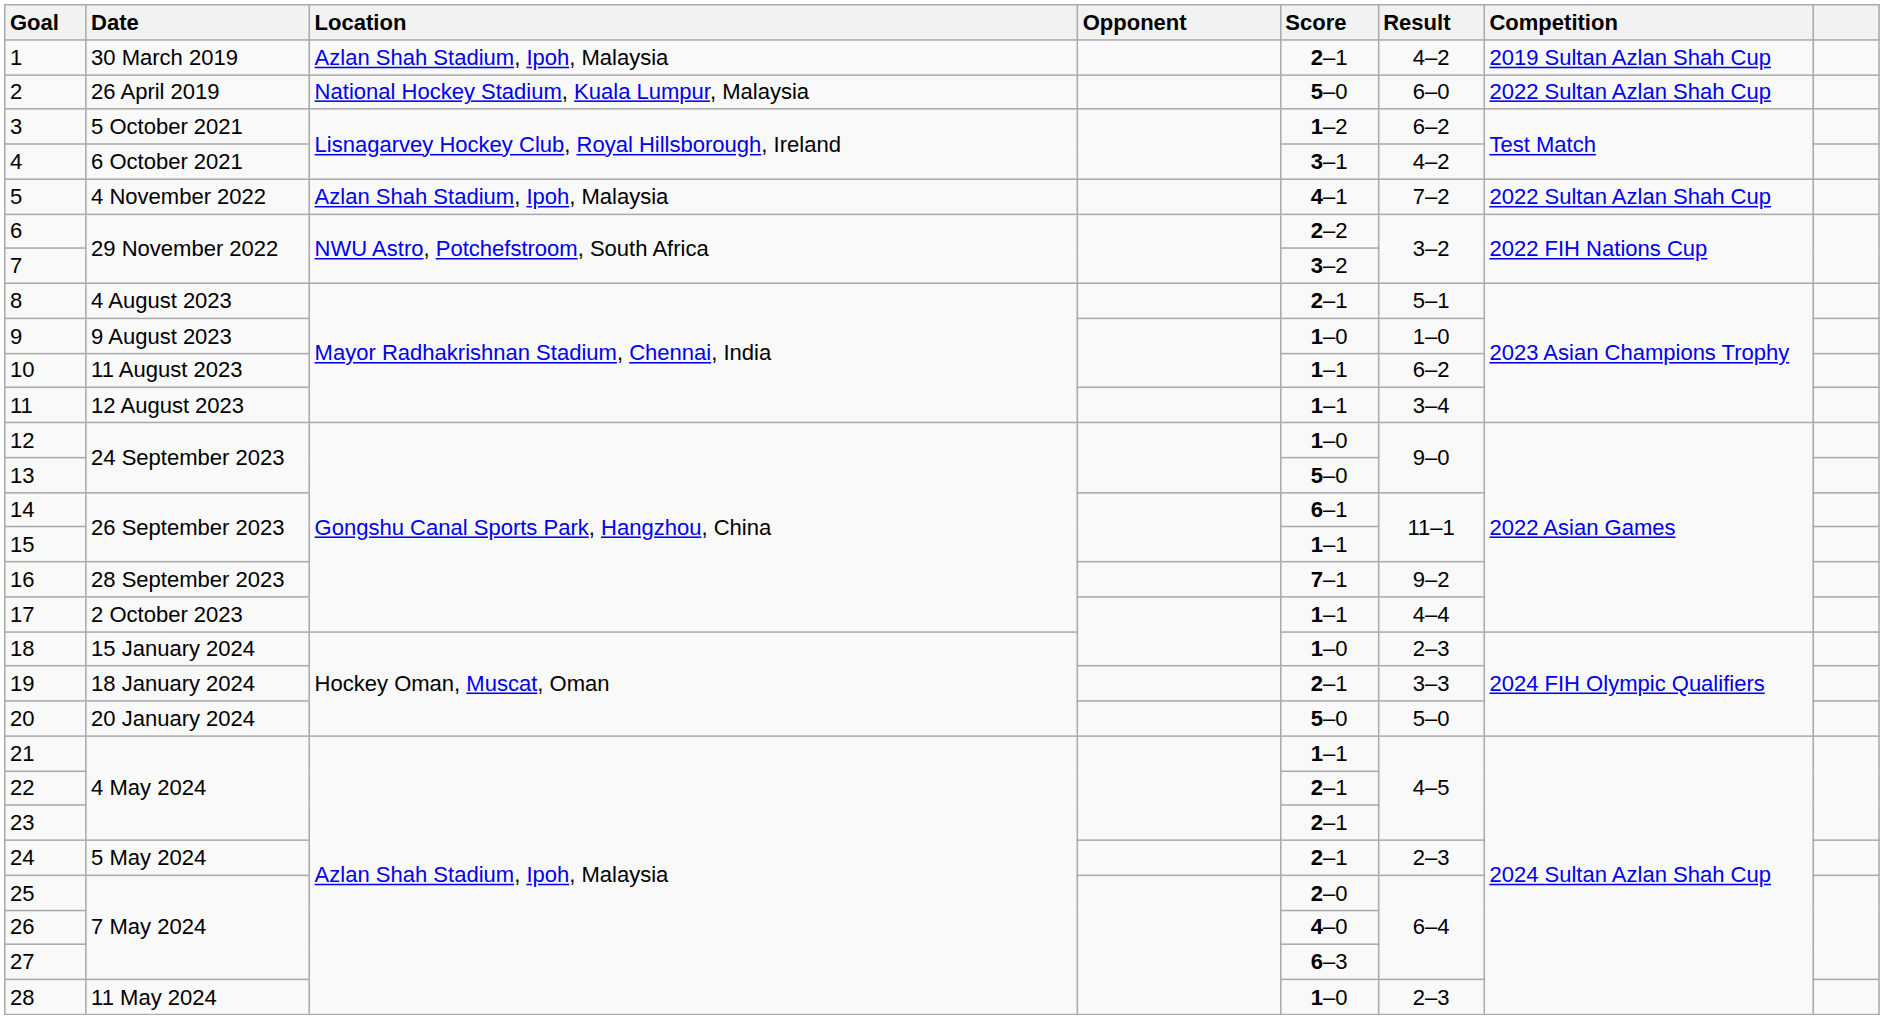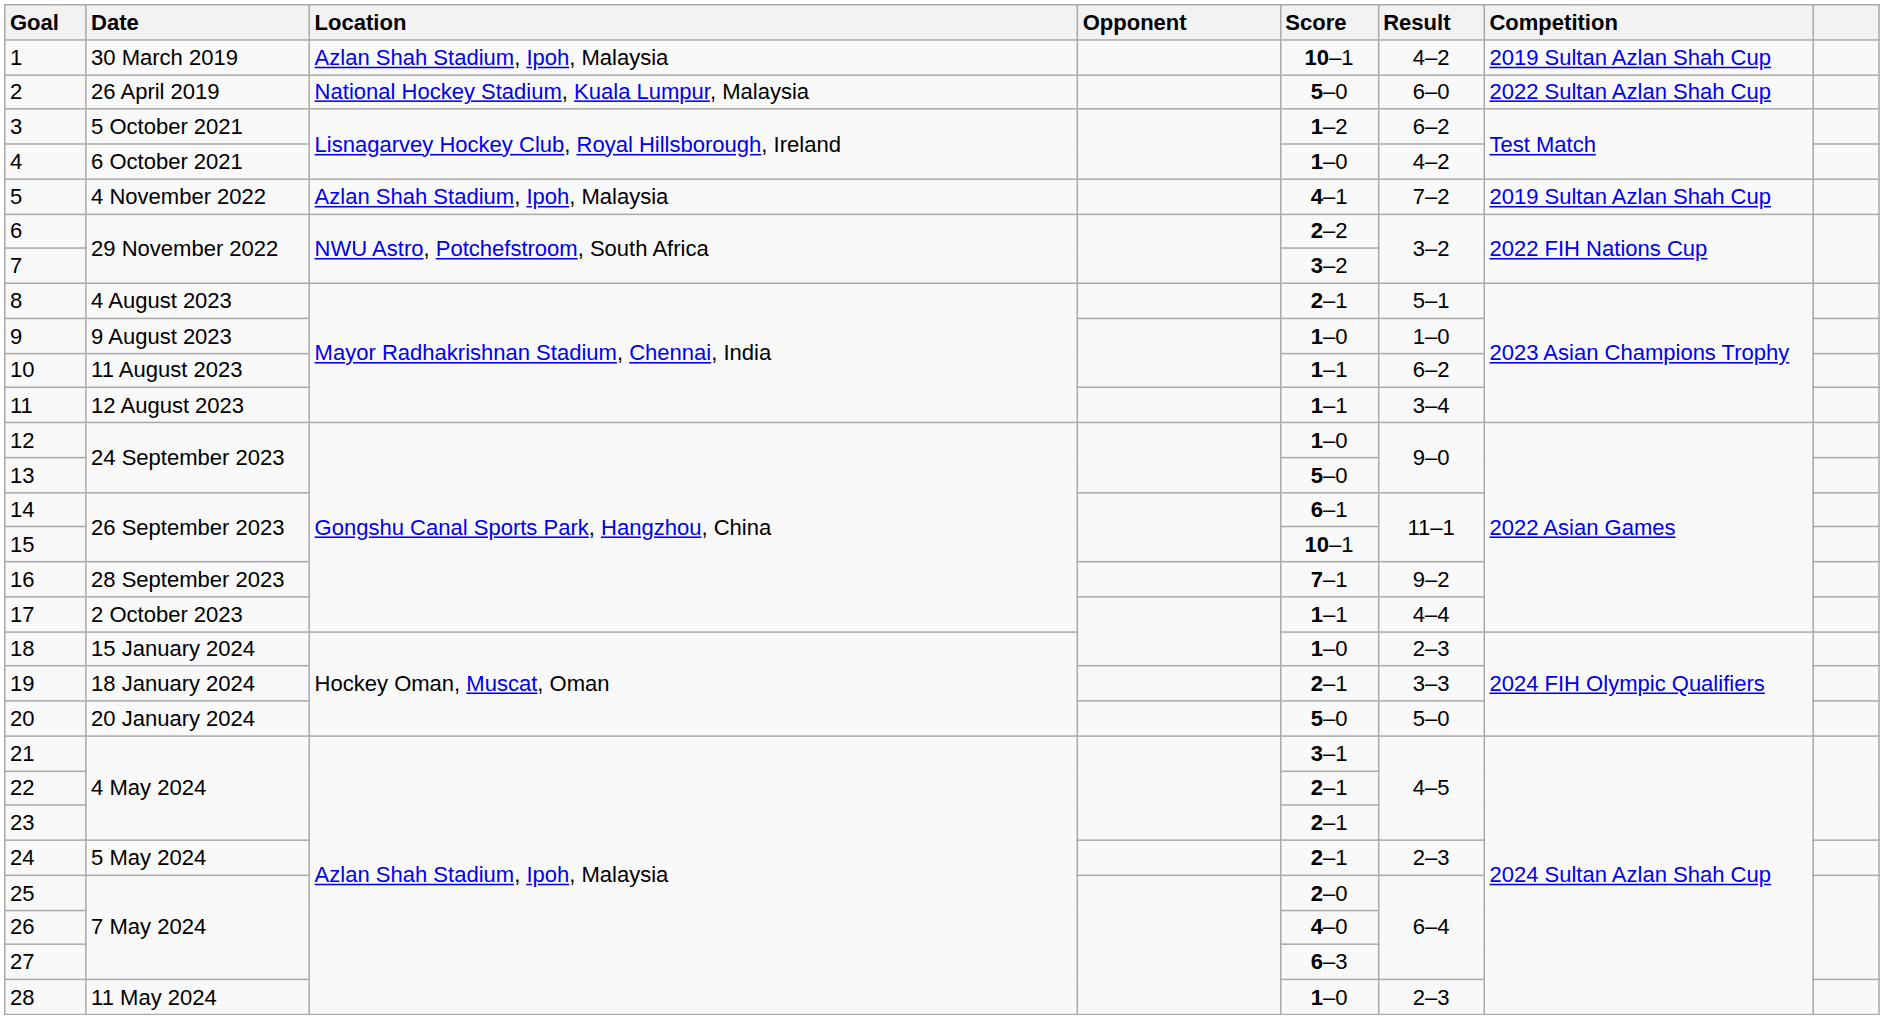(1329, 57) 2–1 -> (1329, 57) 10–1
(1329, 162) 3–1 -> (1329, 162) 1–0
(1630, 197) 2022 Sultan Azlan Shah Cup -> (1630, 197) 2019 Sultan Azlan Shah Cup
(1329, 545) 1–1 -> (1329, 545) 10–1
(1329, 754) 1–1 -> (1329, 754) 3–1
